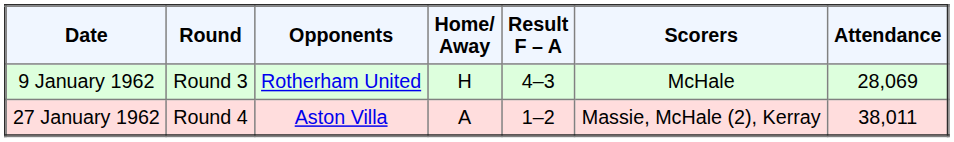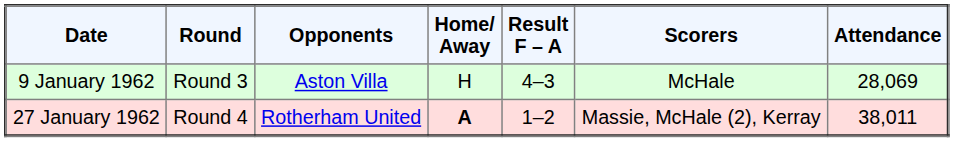(341, 82) Rotherham United -> (341, 82) Aston Villa
(341, 117) Aston Villa -> (341, 117) Rotherham United
(465, 117) normal -> (465, 117) bold
